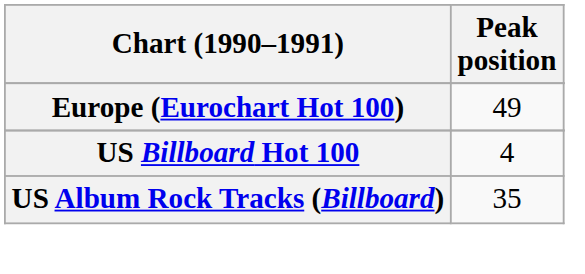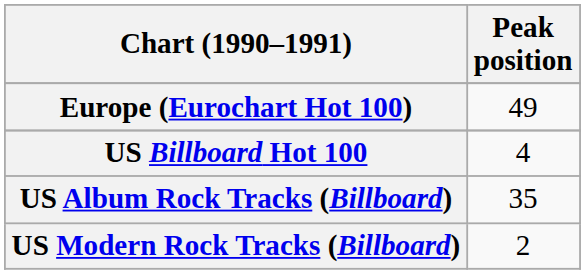+ row: (236, 245)
